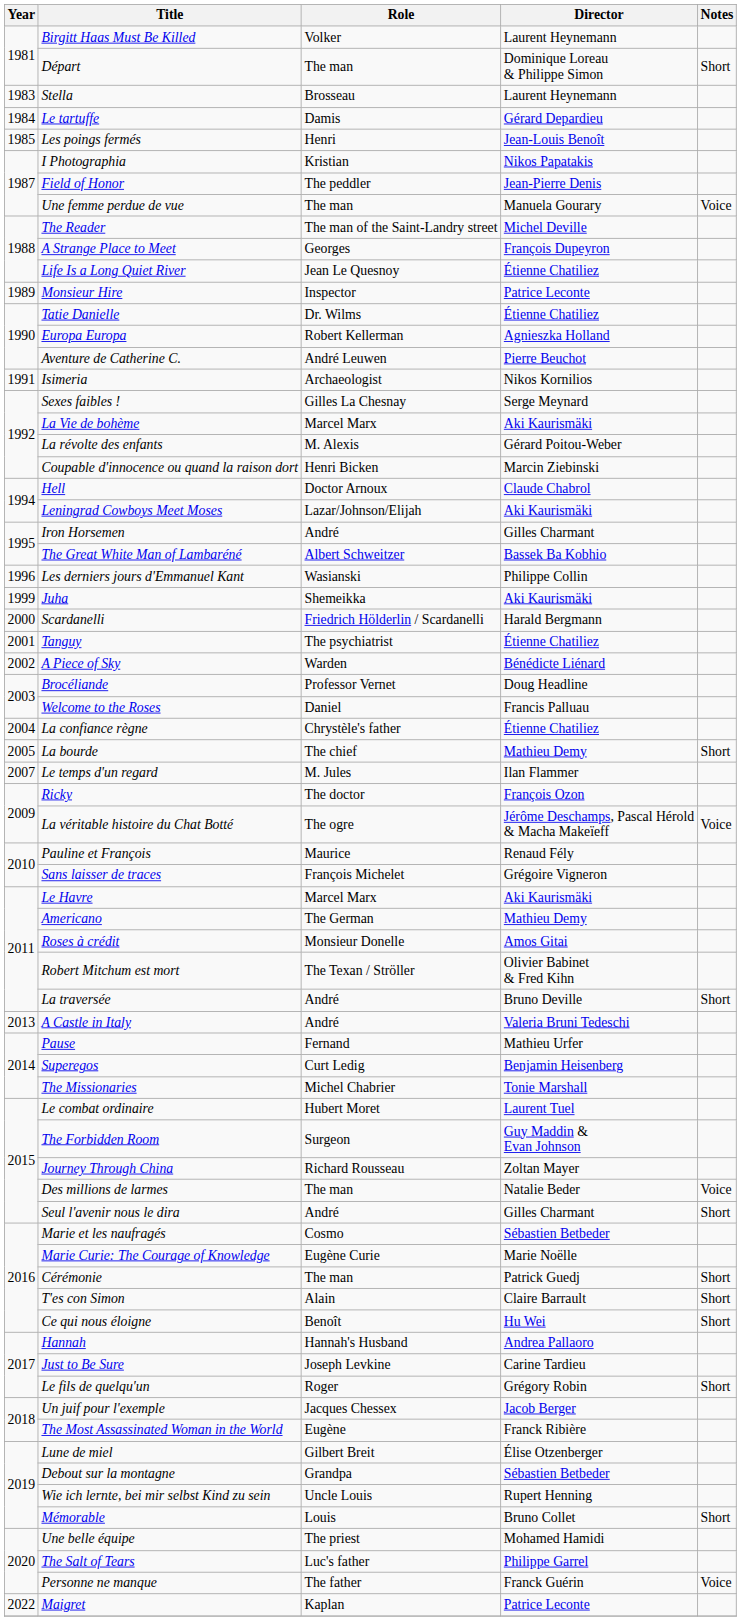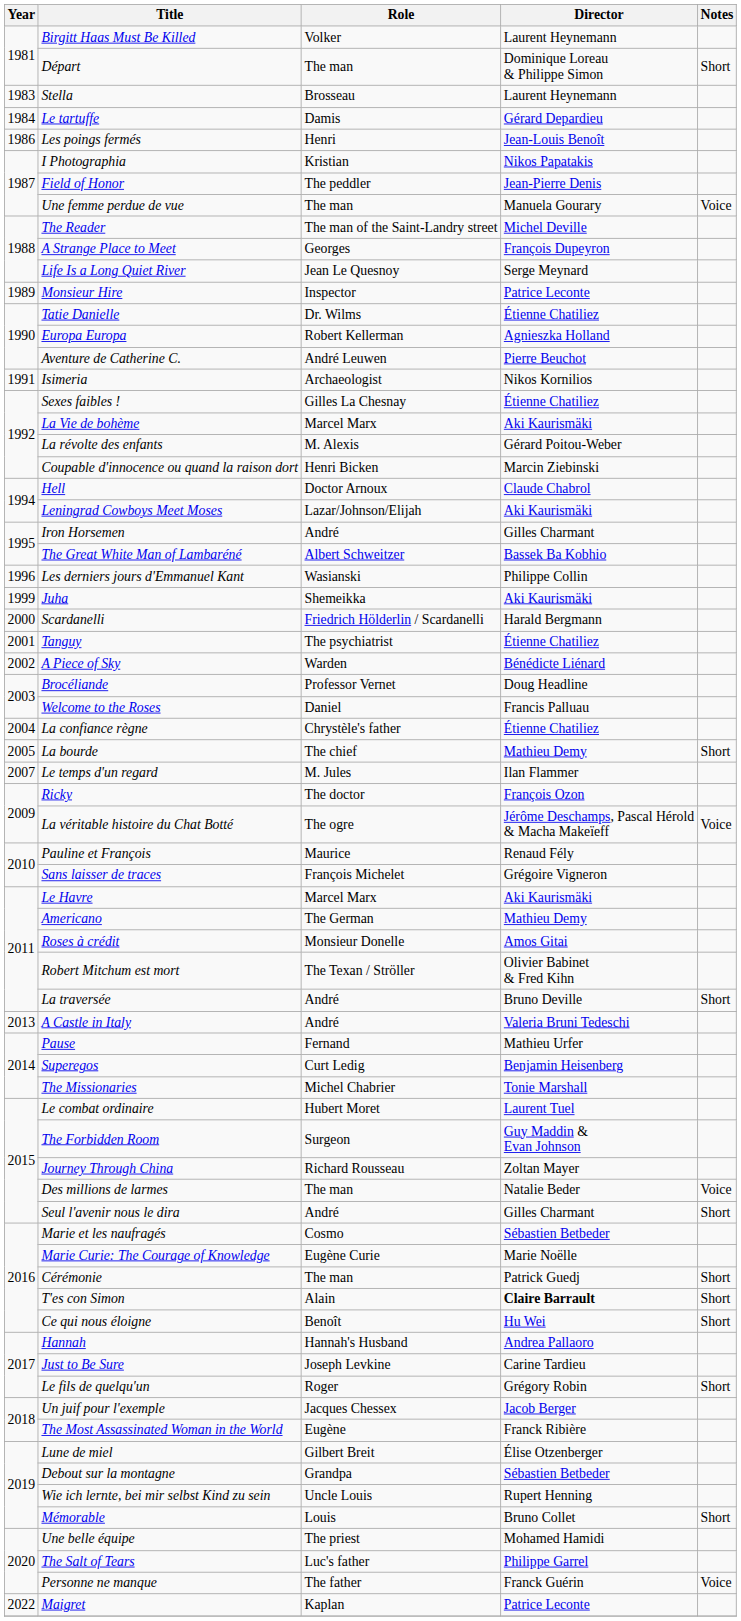(21, 140) 1985 -> (21, 140) 1986
(551, 270) Étienne Chatiliez -> (546, 270) Serge Meynard
(546, 401) Serge Meynard -> (551, 401) Étienne Chatiliez
(545, 1299) normal -> (549, 1299) bold
